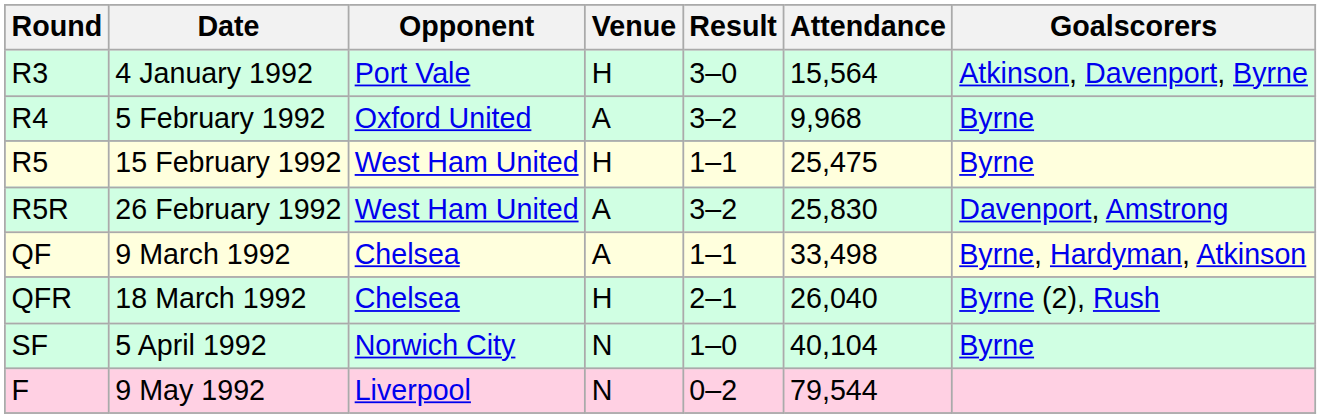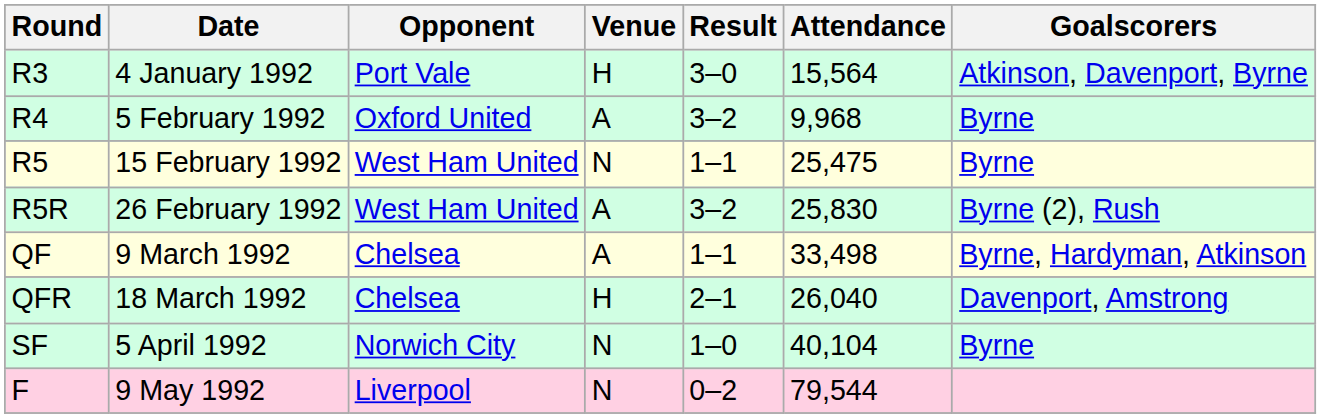(602, 163) H -> (602, 163) N
(1094, 208) Davenport, Amstrong -> (1060, 208) Byrne (2), Rush
(1060, 299) Byrne (2), Rush -> (1094, 299) Davenport, Amstrong
